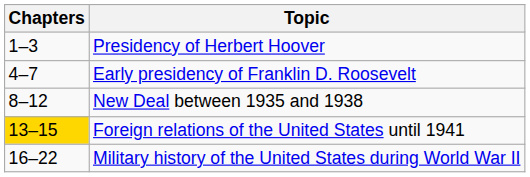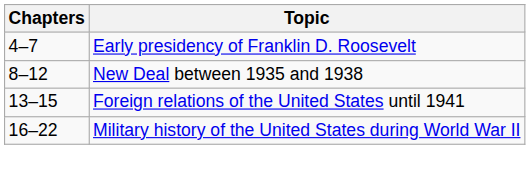- row: (209, 46)
(33, 130) gold background -> (33, 102) no background
